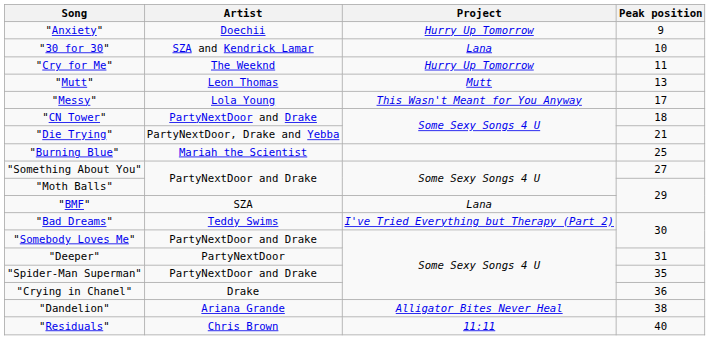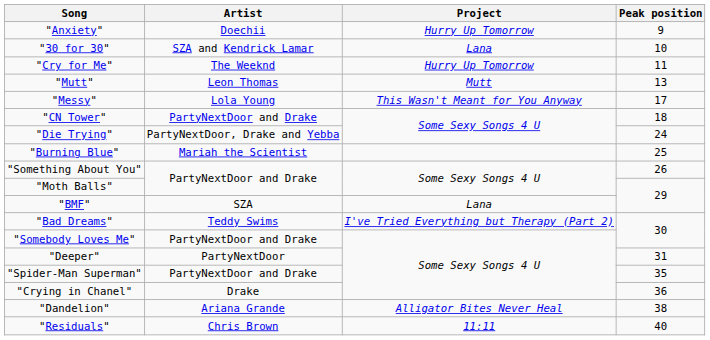(661, 135) 21 -> (661, 135) 24
(661, 169) 27 -> (661, 169) 26
